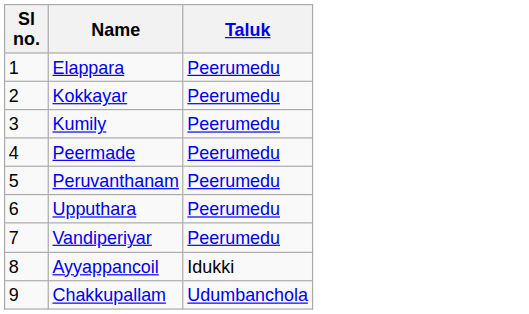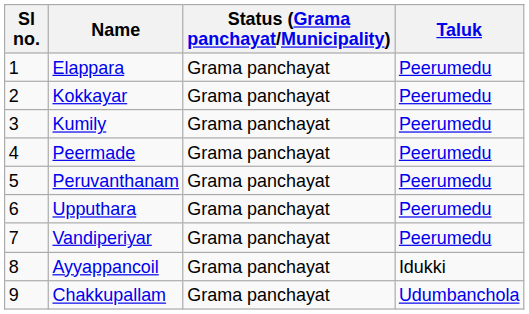+ column: (289, 29)
